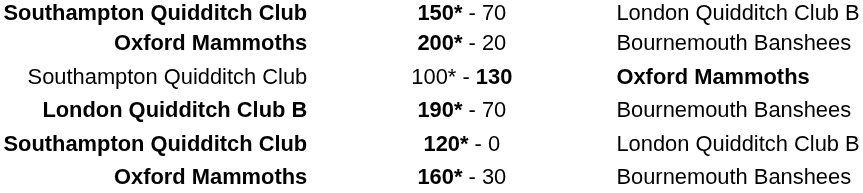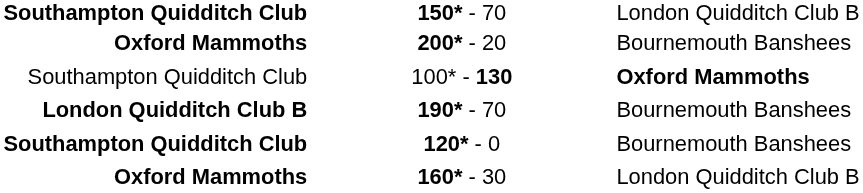(738, 143) London Quidditch Club B -> (734, 143) Bournemouth Banshees
(734, 176) Bournemouth Banshees -> (738, 176) London Quidditch Club B
